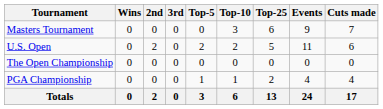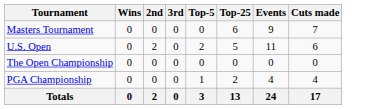- column: (235, 12)
